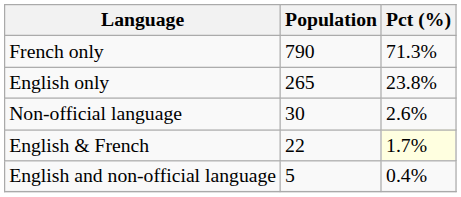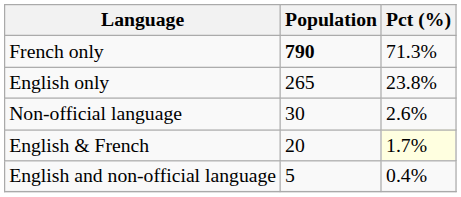(300, 51) normal -> (300, 51) bold
(295, 144) 22 -> (295, 144) 20
